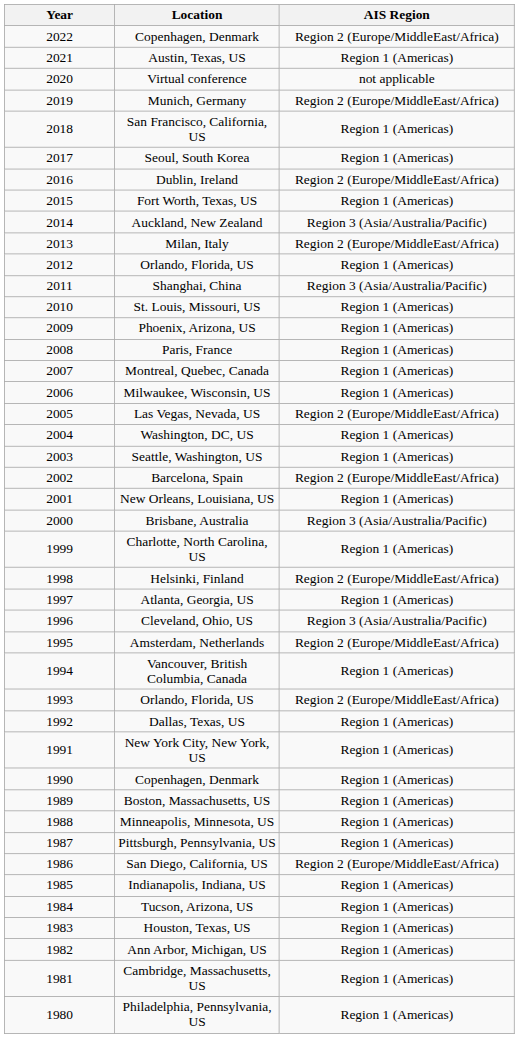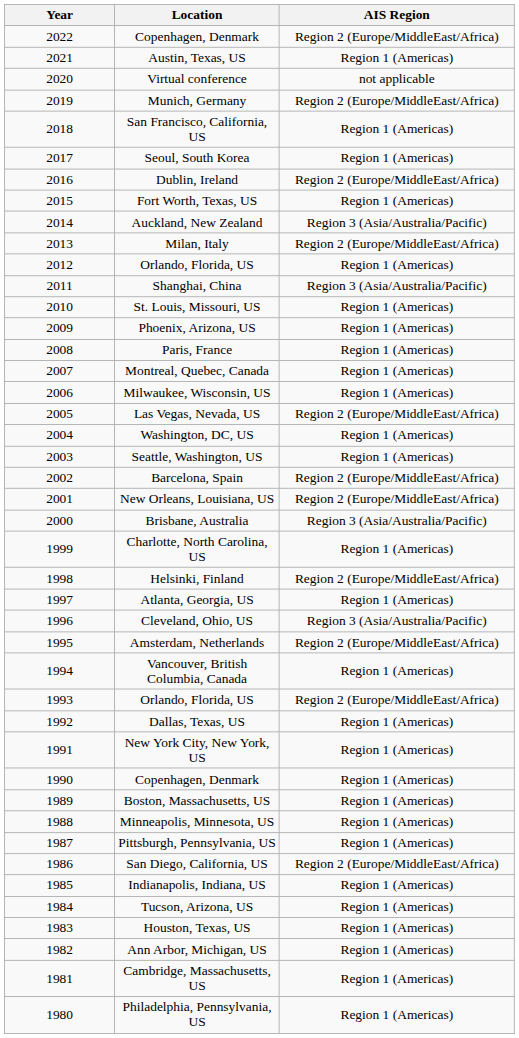(397, 499) Region 1 (Americas) -> (397, 499) Region 2 (Europe/MiddleEast/Africa)
